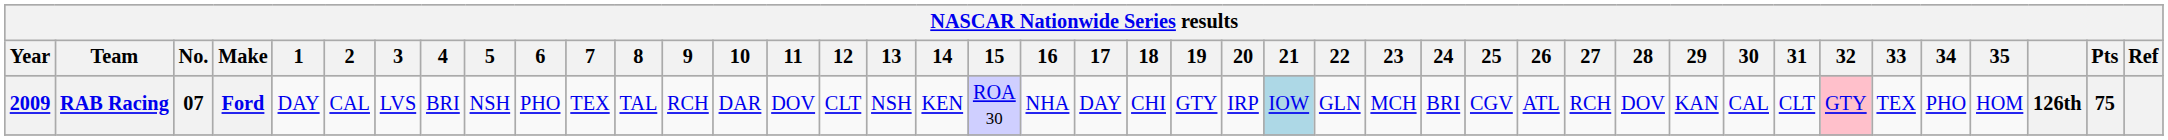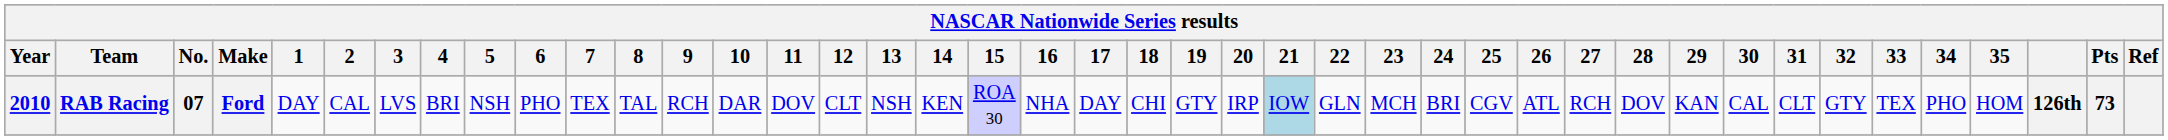(30, 104) 2009 -> (30, 104) 2010
(1846, 104) pink background -> (1846, 104) no background
(2105, 104) 75 -> (2105, 104) 73
